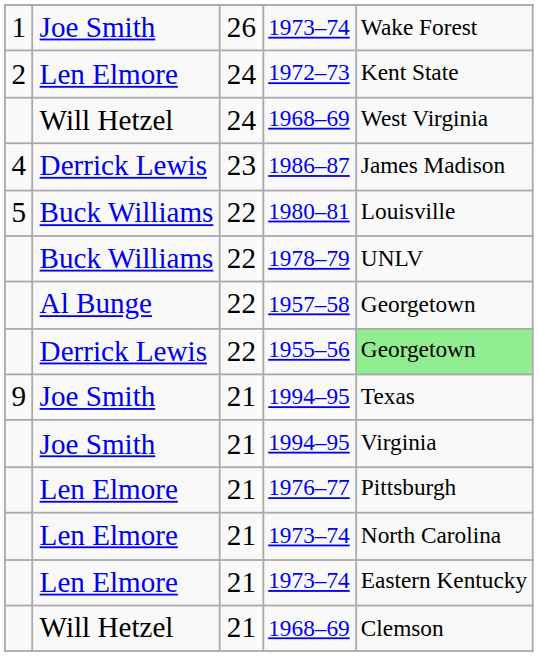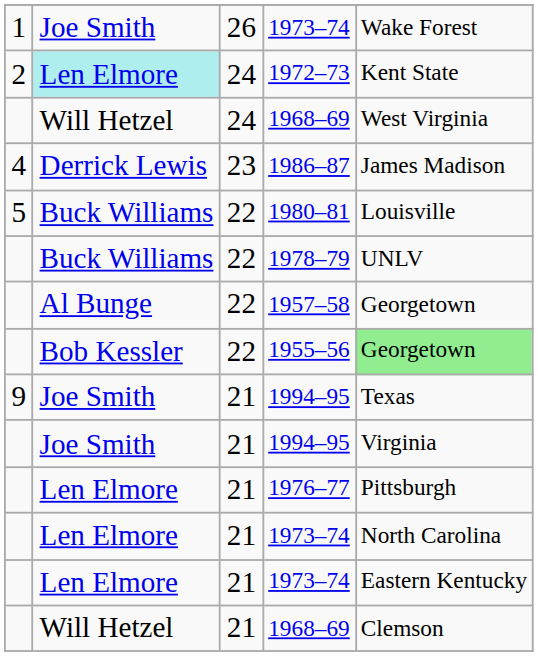(109, 73) no background -> (109, 73) paleturquoise background
(123, 350) Derrick Lewis -> (111, 350) Bob Kessler
